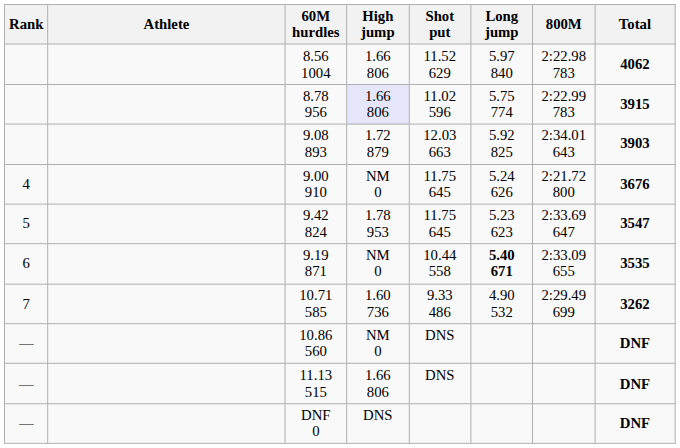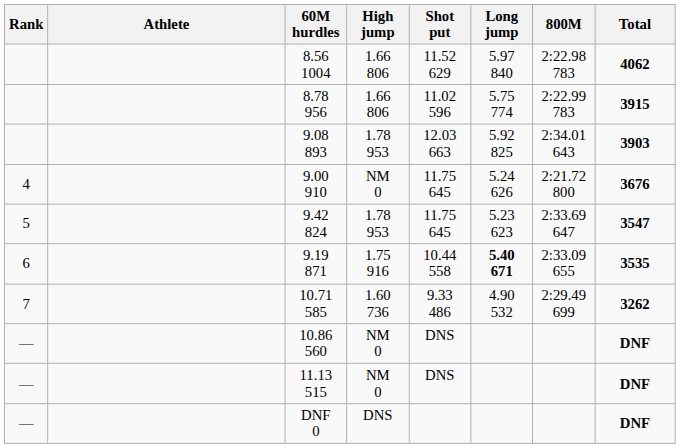(378, 104) lavender background -> (378, 104) no background
(378, 144) 1.72 879 -> (378, 144) 1.78 953
(378, 263) NM 0 -> (378, 263) 1.75 916
(378, 383) 1.66 806 -> (378, 383) NM 0
